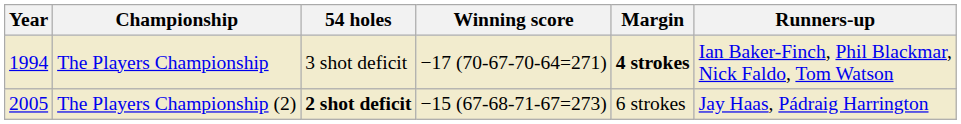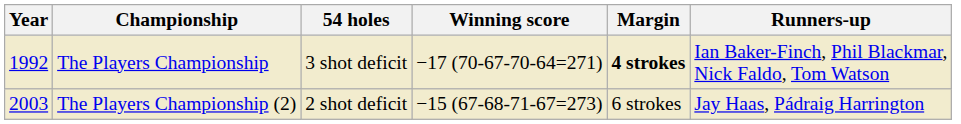(29, 61) 1994 -> (29, 61) 1992
(29, 103) 2005 -> (29, 103) 2003
(358, 103) bold -> (356, 103) normal
